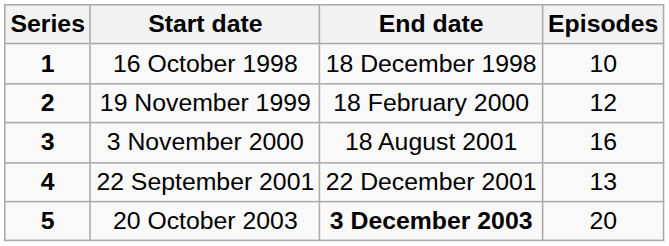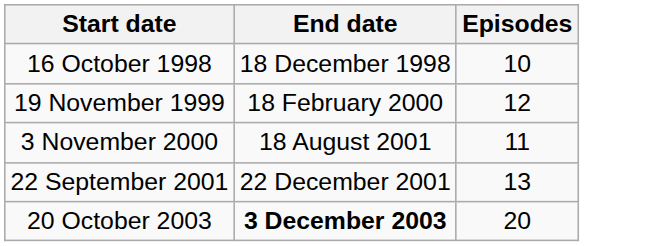- column: (48, 24)
(603, 142) 16 -> (517, 142) 11
